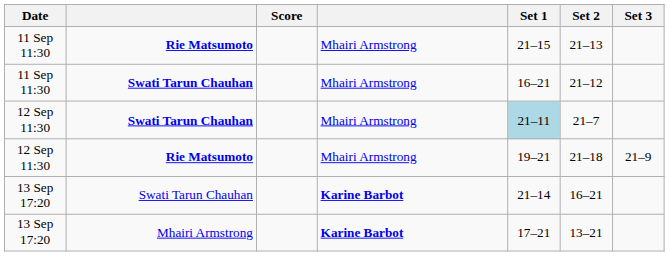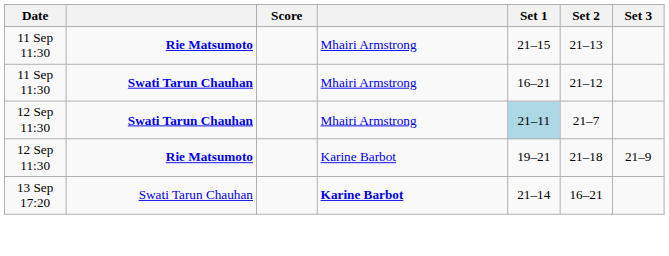(369, 157) Mhairi Armstrong -> (358, 157) Karine Barbot
- row: (35, 232)
